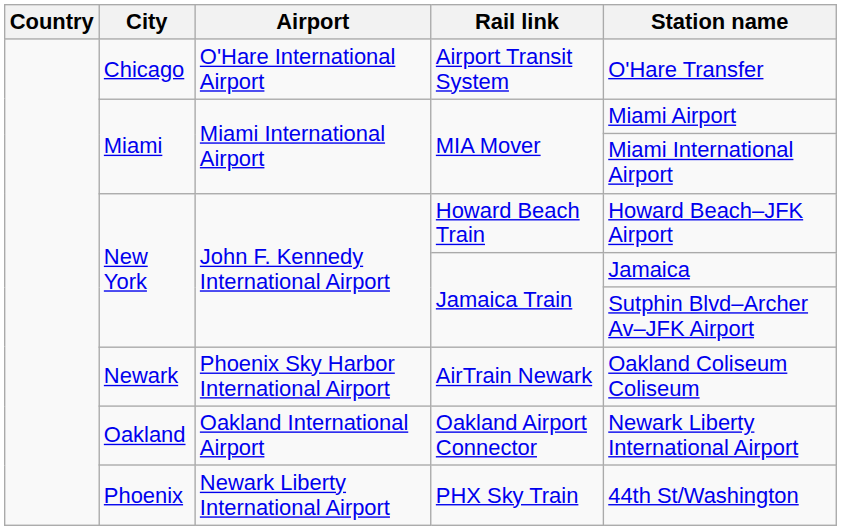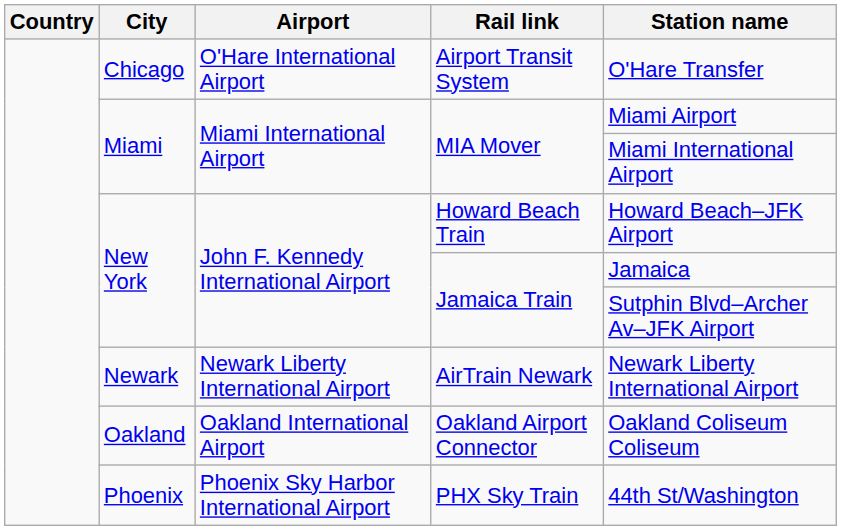(297, 376) Phoenix Sky Harbor International Airport -> (295, 376) Newark Liberty International Airport
(698, 376) Oakland Coliseum Coliseum -> (703, 376) Newark Liberty International Airport
(703, 435) Newark Liberty International Airport -> (698, 435) Oakland Coliseum Coliseum
(295, 495) Newark Liberty International Airport -> (297, 495) Phoenix Sky Harbor International Airport
